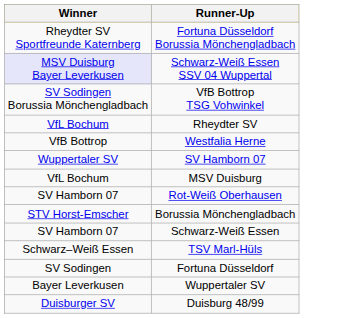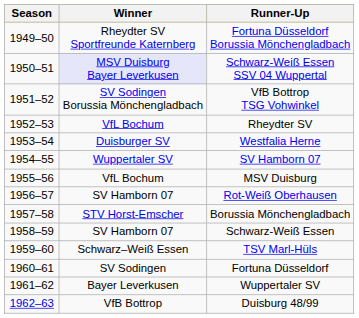+ column: (32, 13)
(78, 141) VfB Bottrop -> (133, 141) Duisburger SV
(78, 304) Duisburger SV -> (133, 304) VfB Bottrop
